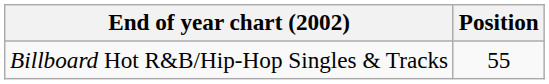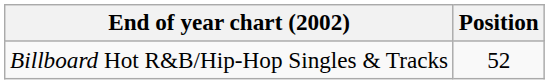(499, 59) 55 -> (499, 59) 52
